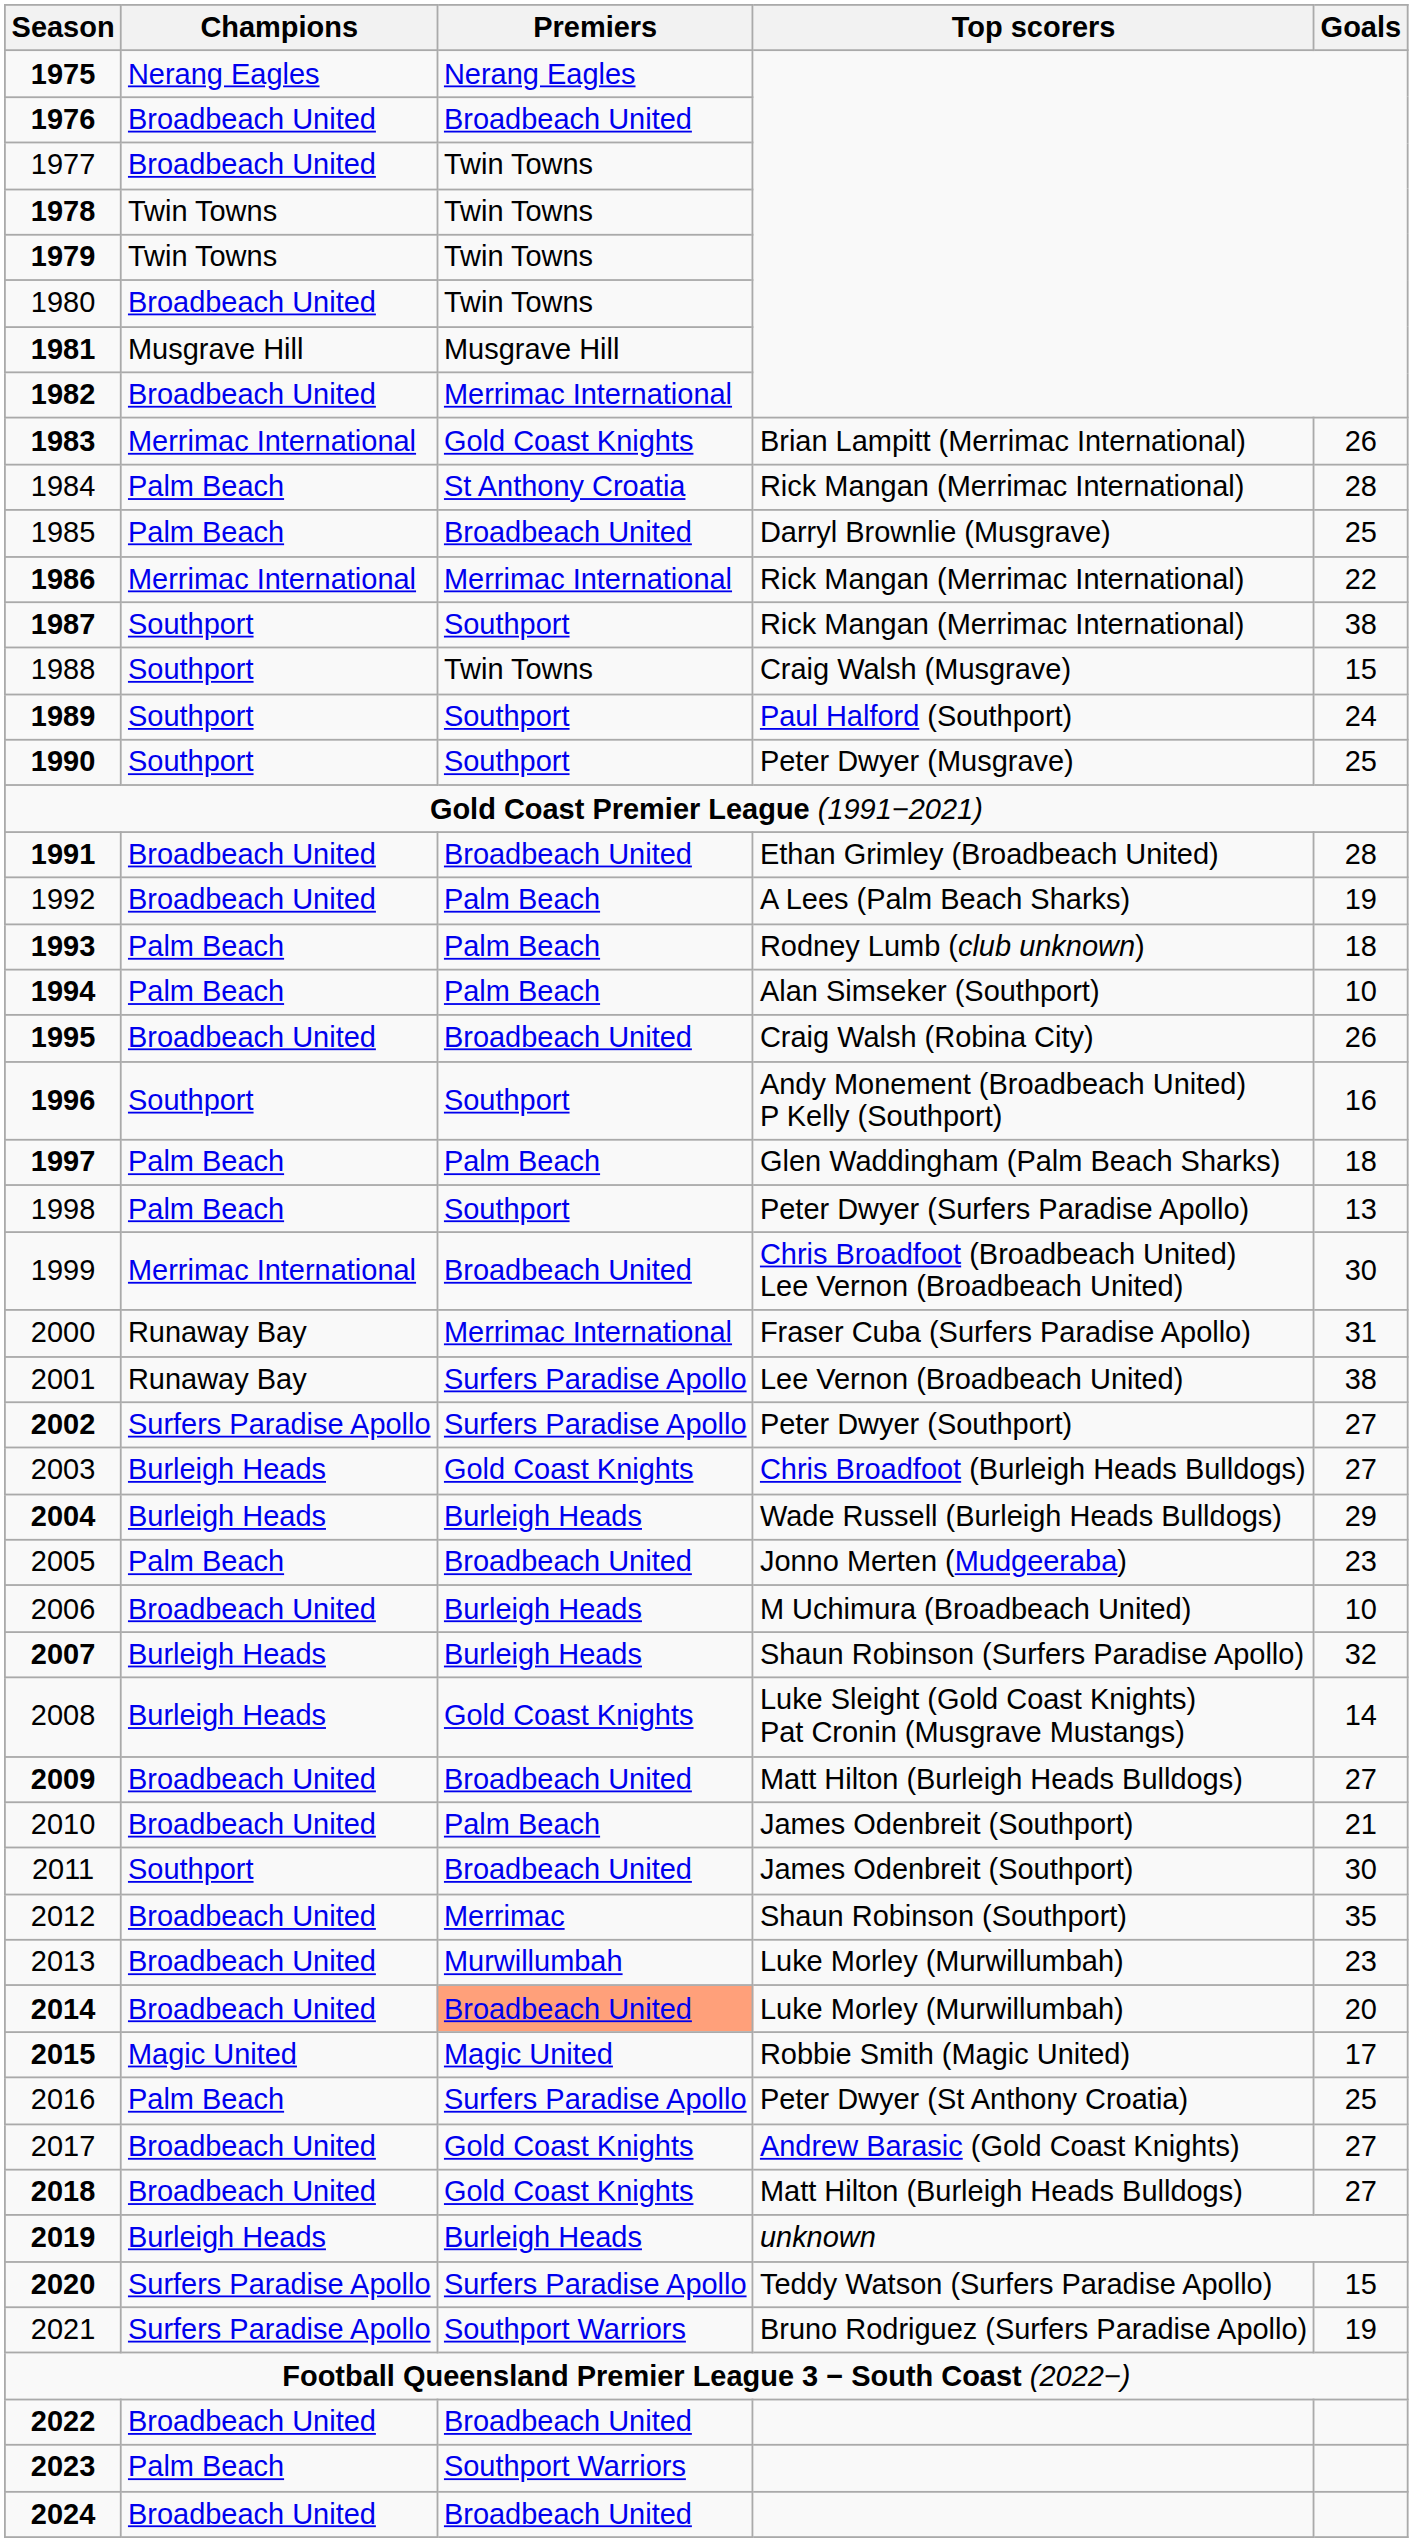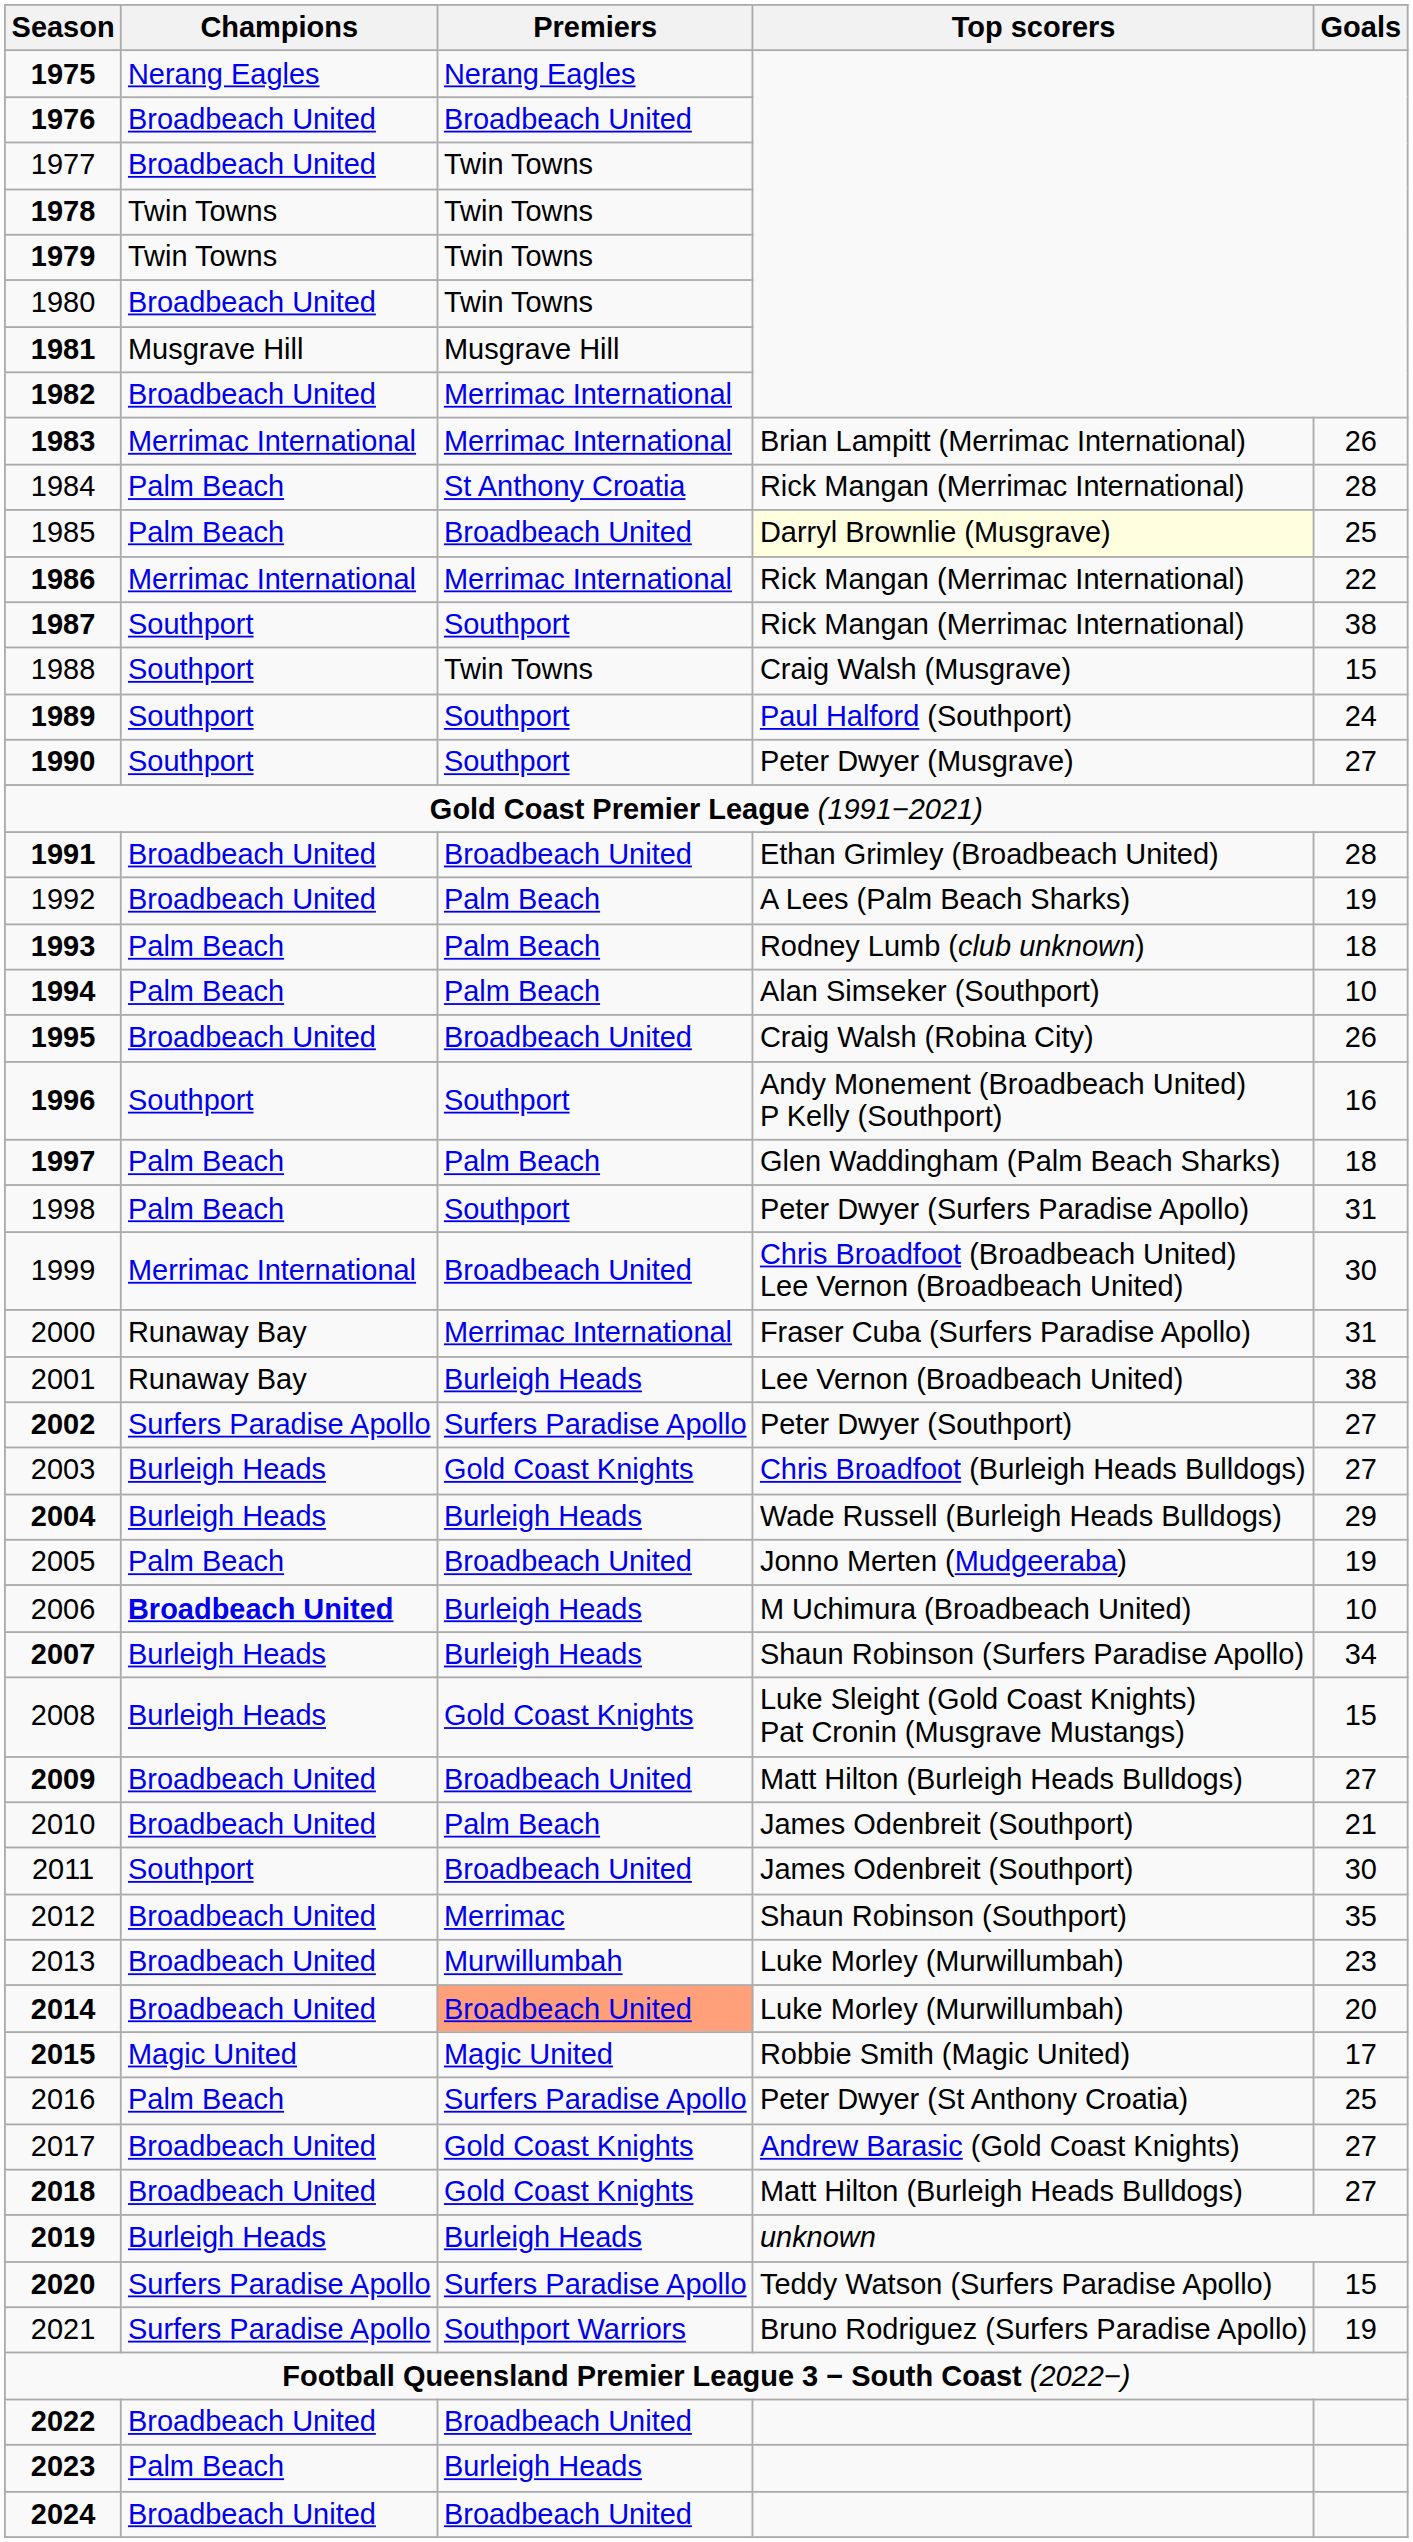(569, 440) Gold Coast Knights -> (588, 440) Merrimac International
(935, 532) no background -> (935, 532) lightyellow background
(1361, 762) 25 -> (1361, 762) 27
(1361, 1208) 13 -> (1361, 1208) 31
(595, 1378) Surfers Paradise Apollo -> (543, 1378) Burleigh Heads
(1361, 1562) 23 -> (1361, 1562) 19
(252, 1608) normal -> (261, 1608) bold
(1361, 1654) 32 -> (1361, 1654) 34
(1361, 1716) 14 -> (1361, 1716) 15
(565, 2467) Southport Warriors -> (543, 2467) Burleigh Heads
